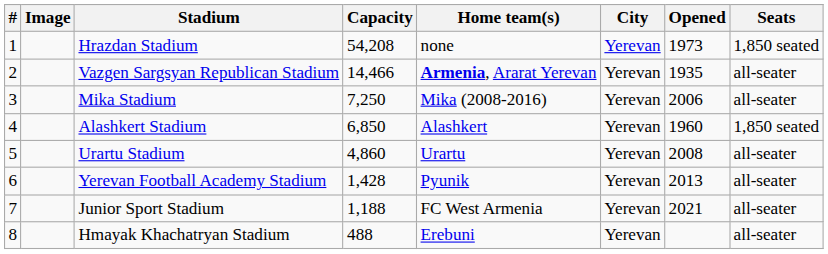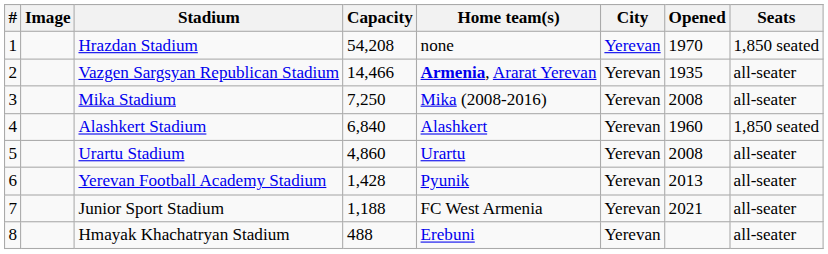(686, 45) 1973 -> (686, 45) 1970
(686, 99) 2006 -> (686, 99) 2008
(366, 126) 6,850 -> (366, 126) 6,840
